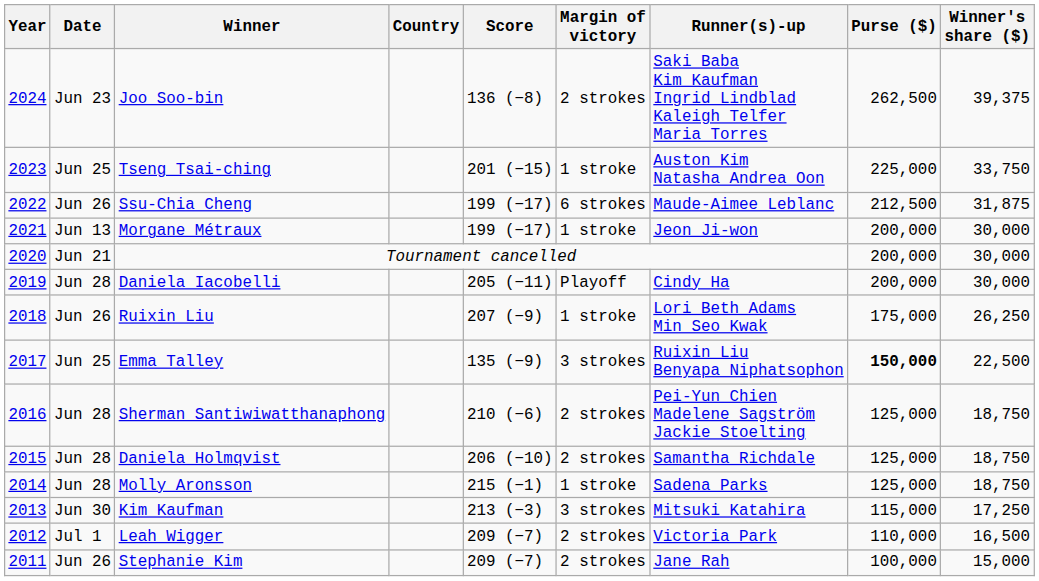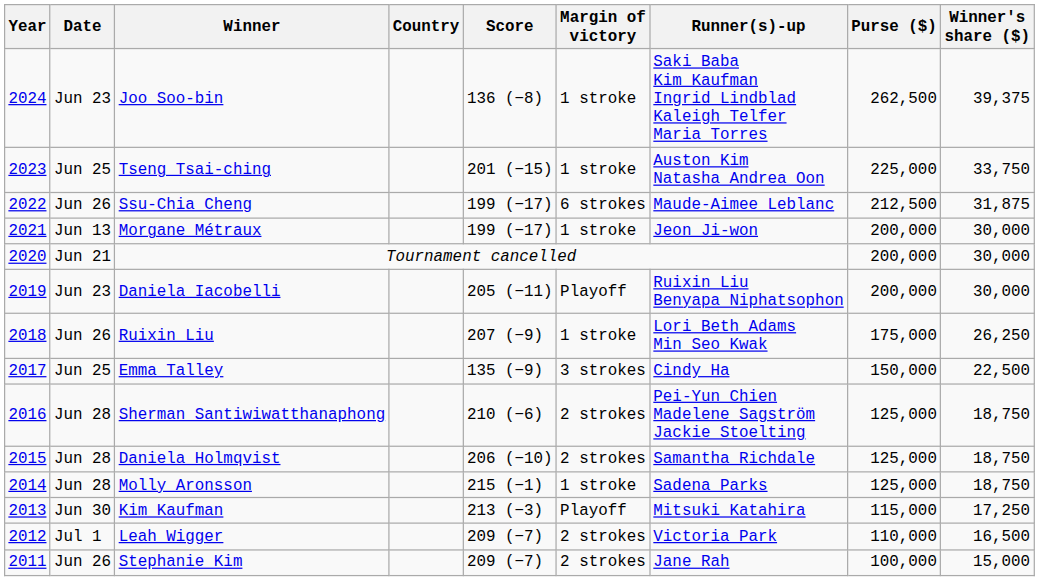(603, 98) 2 strokes -> (598, 98) 1 stroke
(83, 282) Jun 28 -> (83, 292) Jun 23
(691, 282) Cindy Ha -> (749, 292) Ruixin Liu Benyapa Niphatsophon
(749, 362) Ruixin Liu Benyapa Niphatsophon -> (691, 371) Cindy Ha
(904, 362) bold -> (904, 371) normal
(603, 511) 3 strokes -> (593, 511) Playoff
